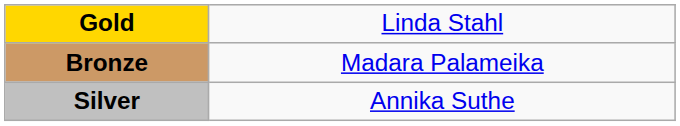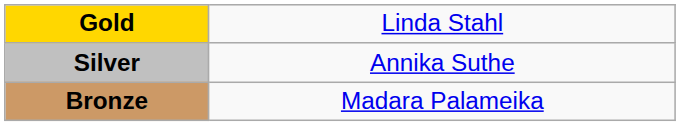rows swapped: (107, 100) <-> (107, 62)
